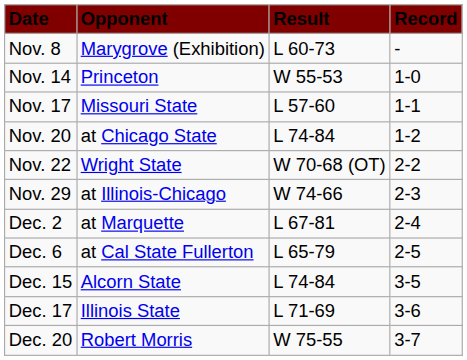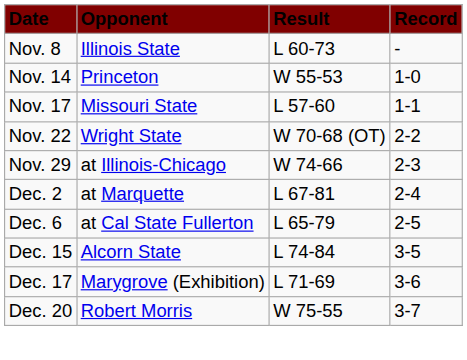(173, 48) Marygrove (Exhibition) -> (130, 48) Illinois State
- row: (40, 135)
(130, 310) Illinois State -> (173, 281) Marygrove (Exhibition)
